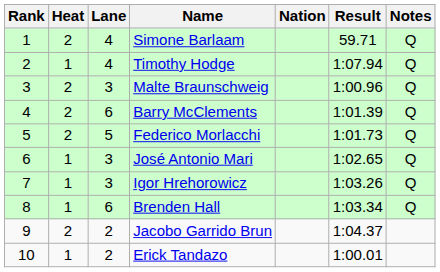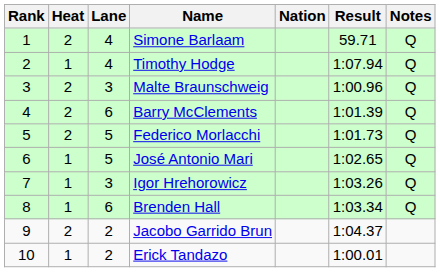(109, 159) 3 -> (109, 159) 5
